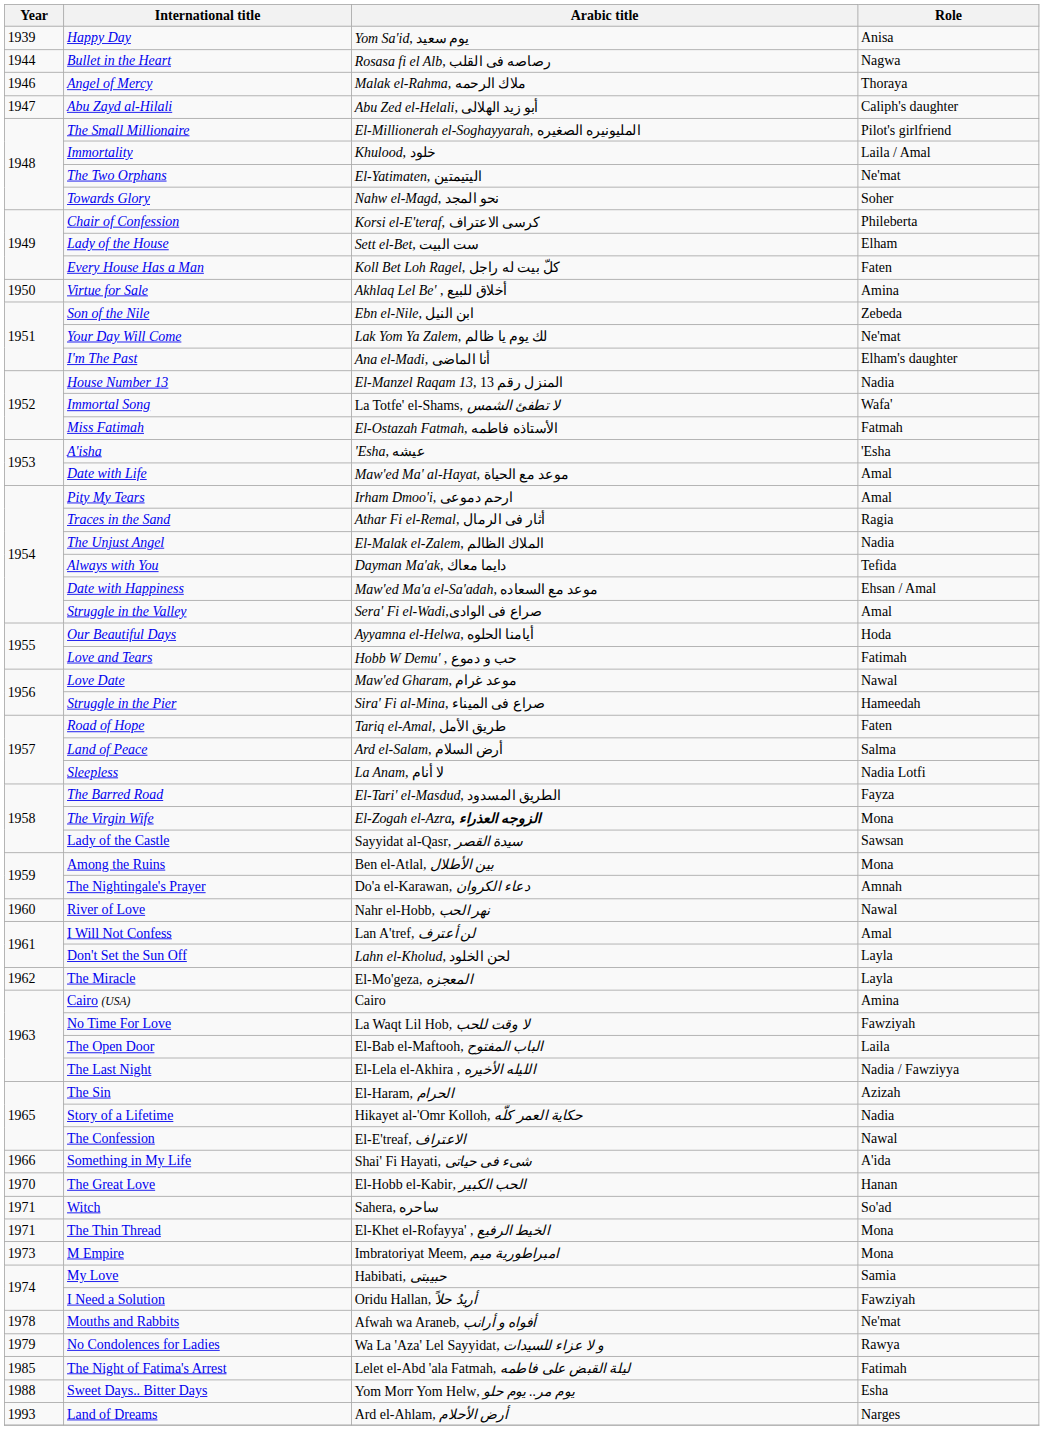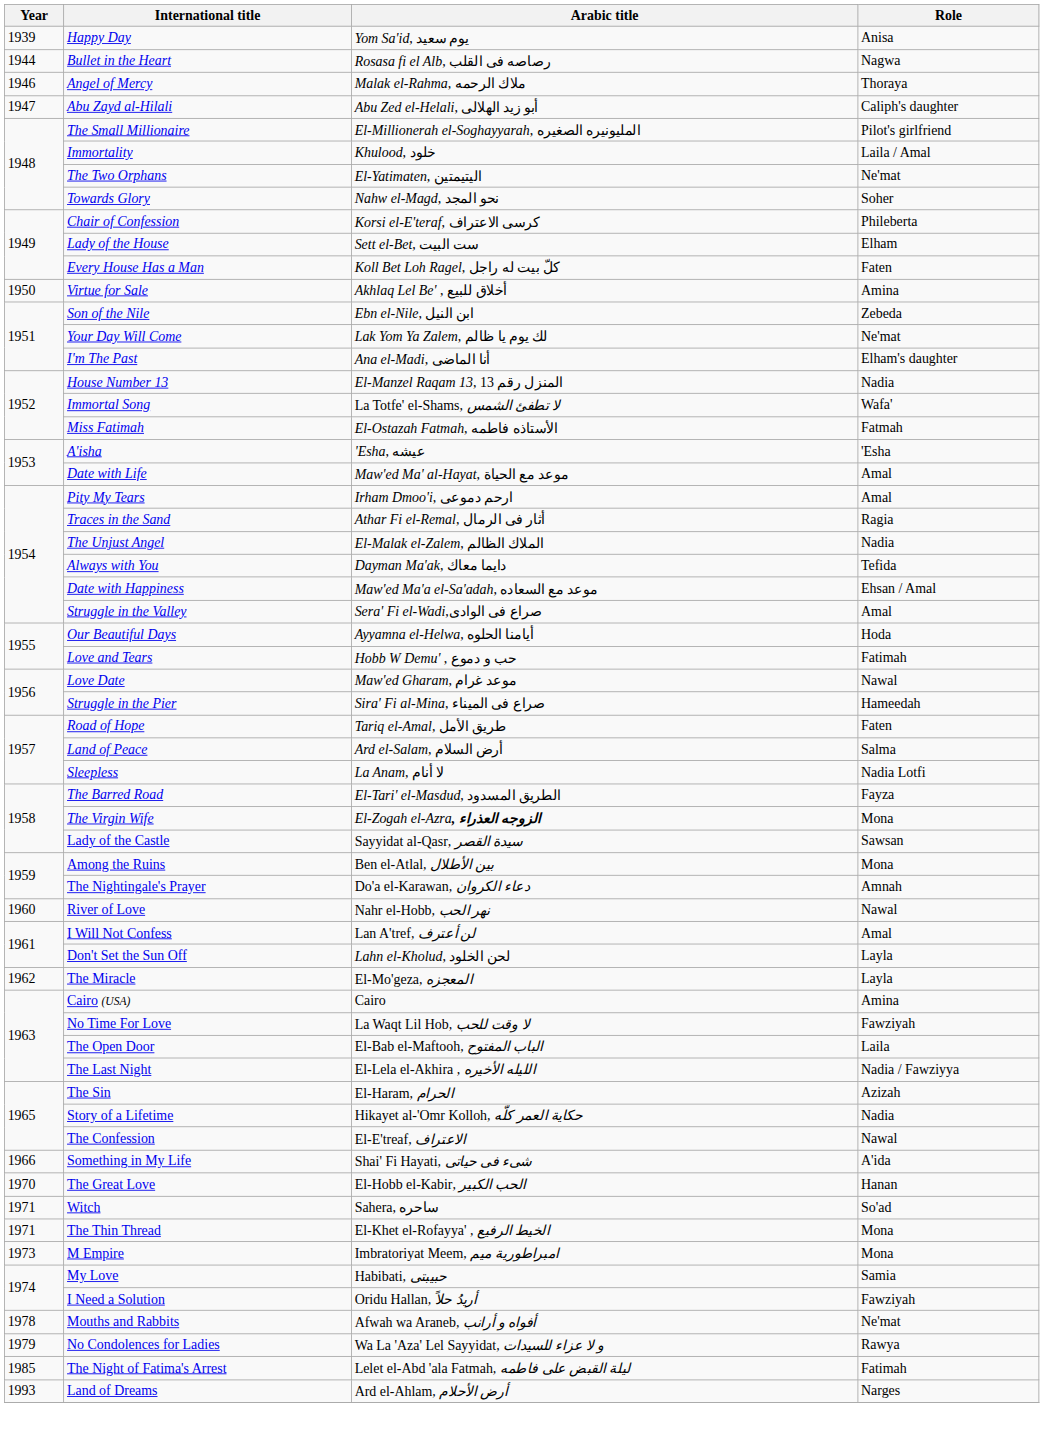- row: (137, 1391)
